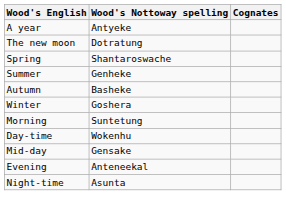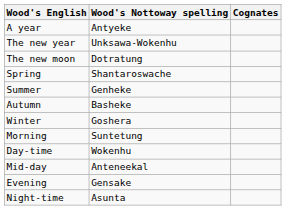+ row: (41, 43)
(111, 151) Gensake -> (120, 167) Anteneekal
(120, 167) Anteneekal -> (111, 182) Gensake
